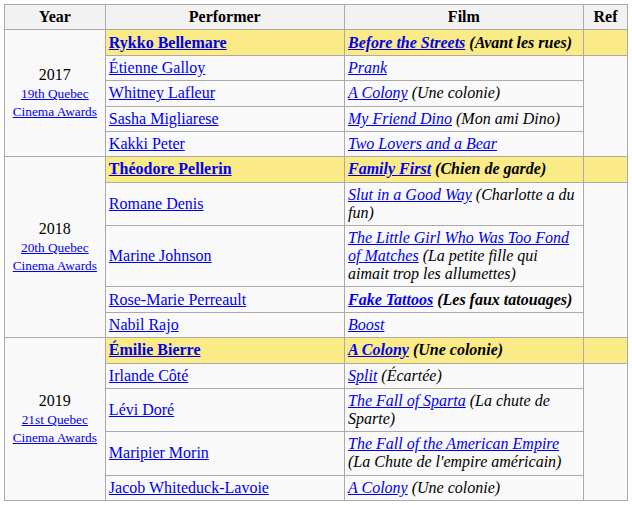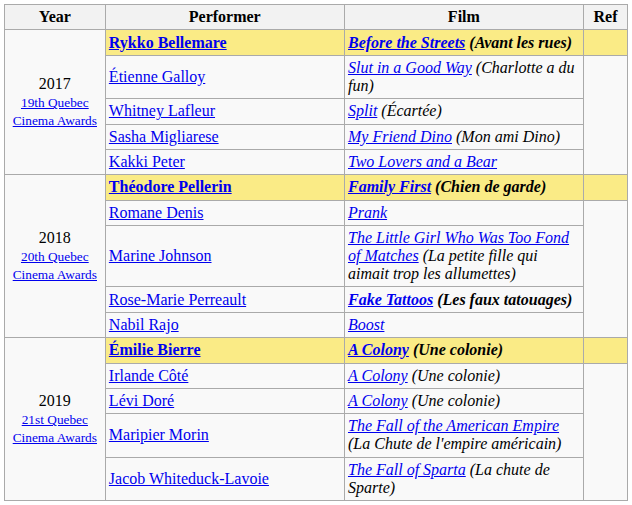(368, 67) Prank -> (461, 76) Slut in a Good Way (Charlotte a du fun)
(424, 93) A Colony (Une colonie) -> (395, 111) Split (Écartée)
(461, 203) Slut in a Good Way (Charlotte a du fun) -> (368, 212) Prank
(395, 375) Split (Écartée) -> (424, 375) A Colony (Une colonie)
(449, 410) The Fall of Sparta (La chute de Sparte) -> (424, 401) A Colony (Une colonie)
(424, 487) A Colony (Une colonie) -> (449, 478) The Fall of Sparta (La chute de Sparte)
